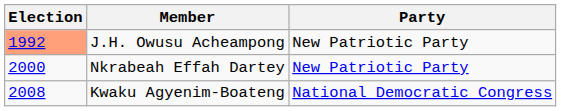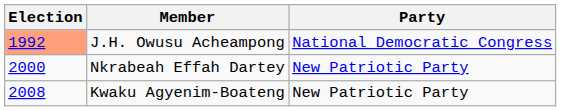(380, 42) New Patriotic Party -> (422, 42) National Democratic Congress
(422, 93) National Democratic Congress -> (380, 93) New Patriotic Party
